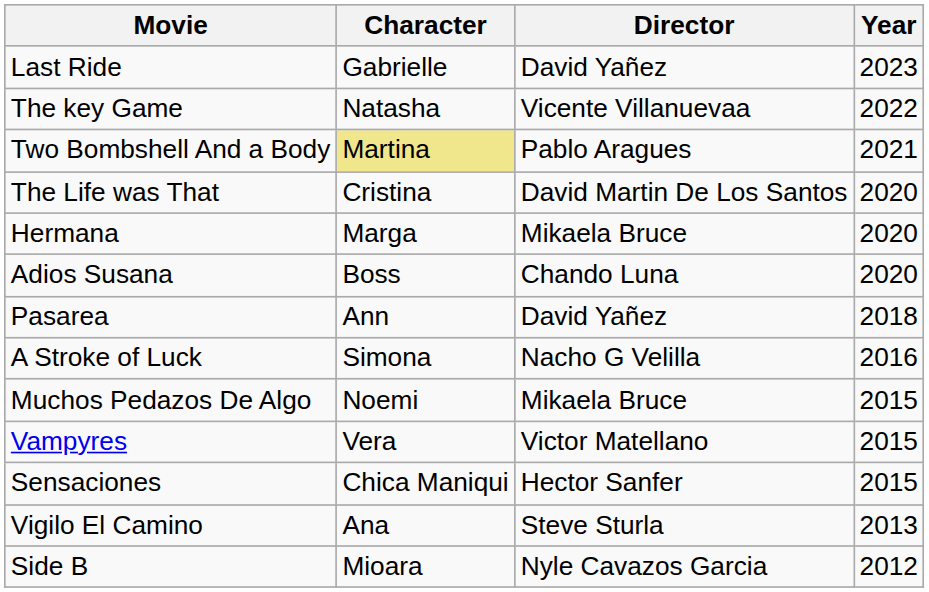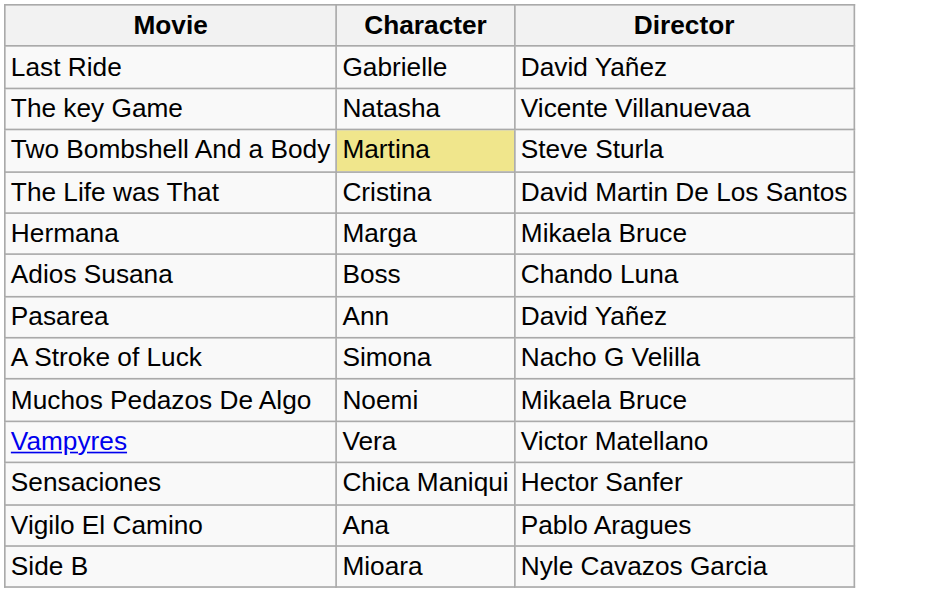- column: (889, 25)
(606, 150) Pablo Aragues -> (592, 150) Steve Sturla
(592, 524) Steve Sturla -> (606, 524) Pablo Aragues
